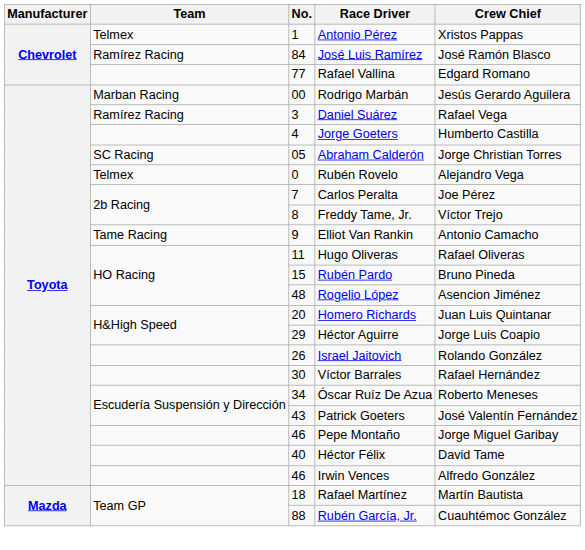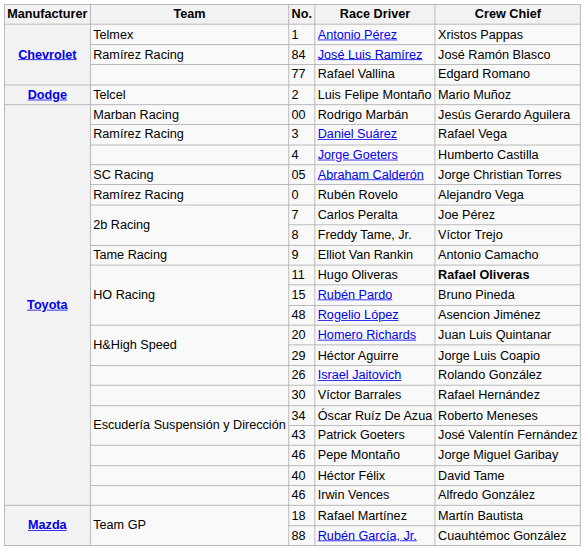+ row: (375, 94)
(113, 174) Telmex -> (139, 194) Ramírez Racing
(481, 255) normal -> (484, 275) bold
